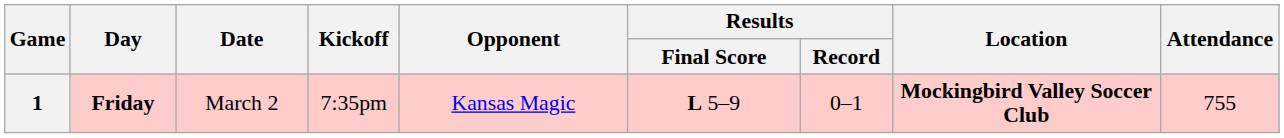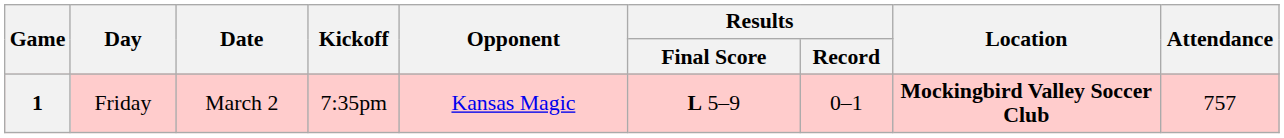(123, 103) bold -> (123, 103) normal
(1220, 103) 755 -> (1220, 103) 757
